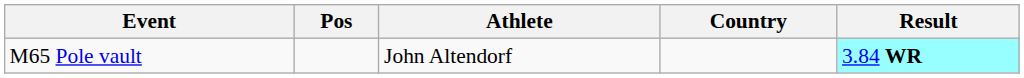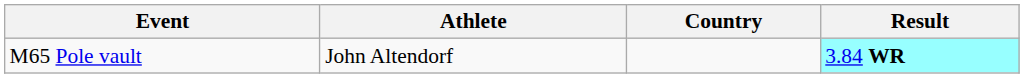- column: (336, 21)
